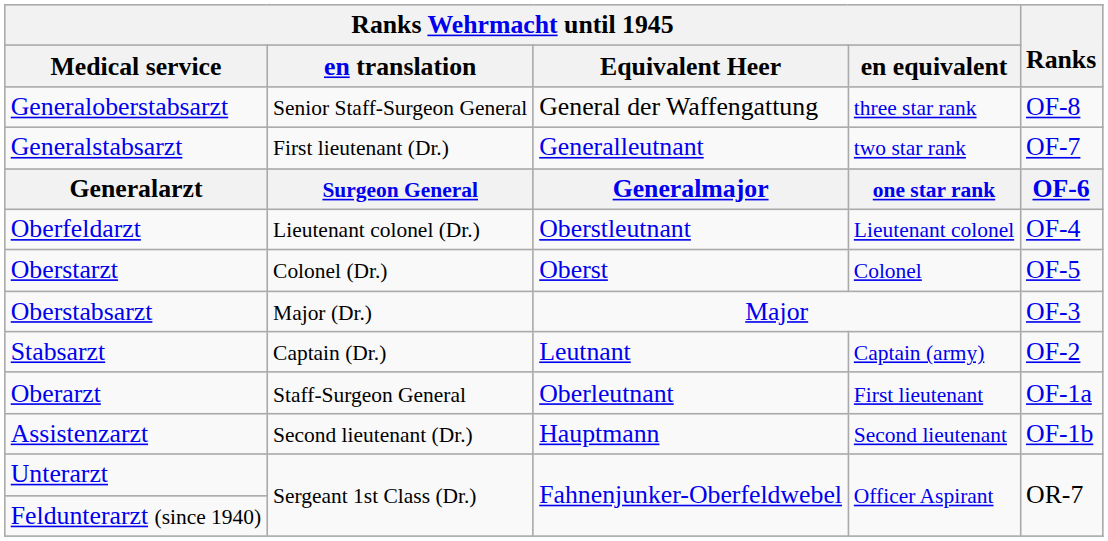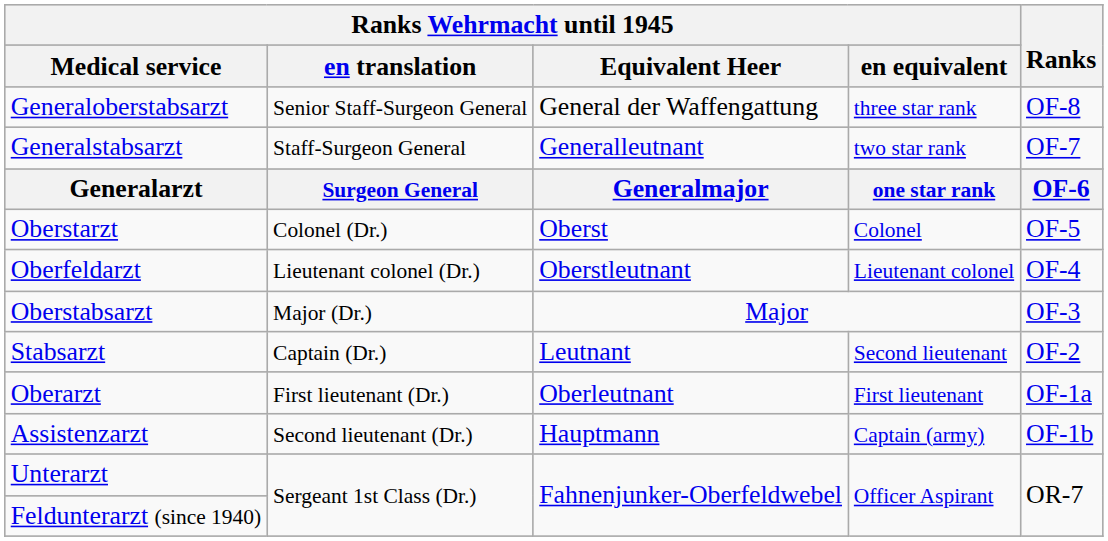(361, 149) First lieutenant (Dr.) -> (370, 149) Staff-Surgeon General
rows swapped: (64, 270) <-> (76, 229)
(919, 353) Captain (army) -> (930, 353) Second lieutenant
(370, 394) Staff-Surgeon General -> (361, 394) First lieutenant (Dr.)
(930, 435) Second lieutenant -> (919, 435) Captain (army)
